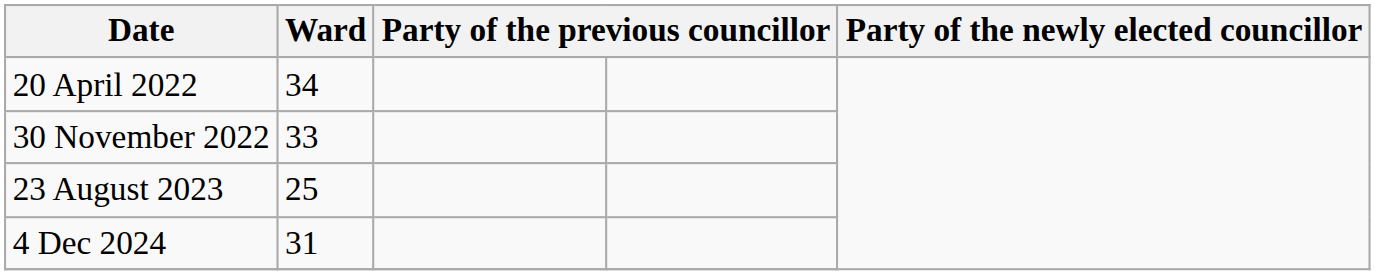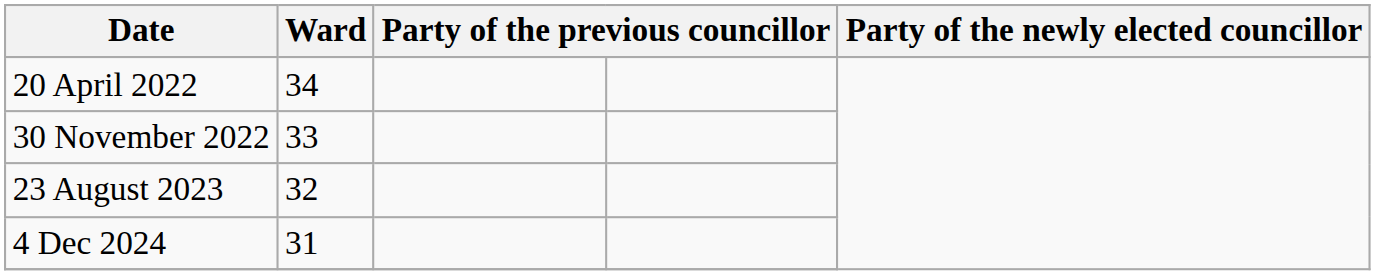(302, 189) 25 -> (302, 189) 32
